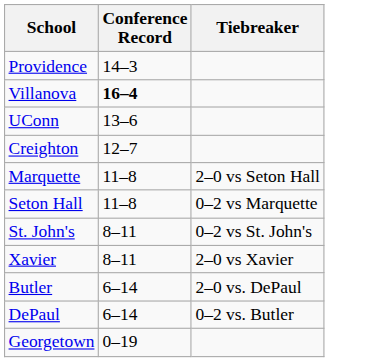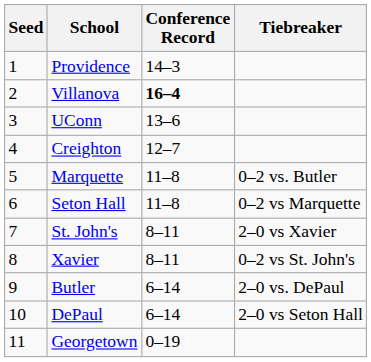+ column: (26, 28)
(258, 176) 2–0 vs Seton Hall -> (288, 176) 0–2 vs. Butler
(254, 231) 0–2 vs St. John's -> (287, 231) 2–0 vs Xavier
(244, 259) 2–0 vs Xavier -> (297, 259) 0–2 vs St. John's
(245, 314) 0–2 vs. Butler -> (301, 314) 2–0 vs Seton Hall
